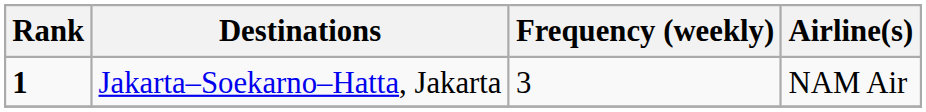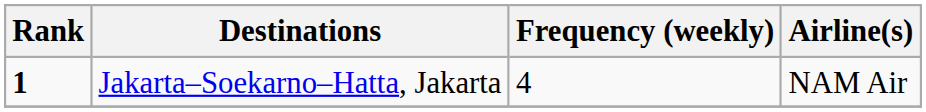(524, 81) 3 -> (524, 81) 4
